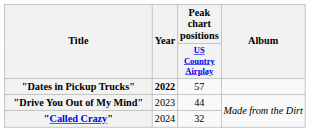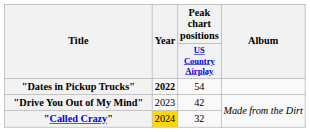(199, 86) 57 -> (199, 86) 54
(199, 102) 44 -> (199, 102) 42
(165, 119) no background -> (165, 119) gold background
